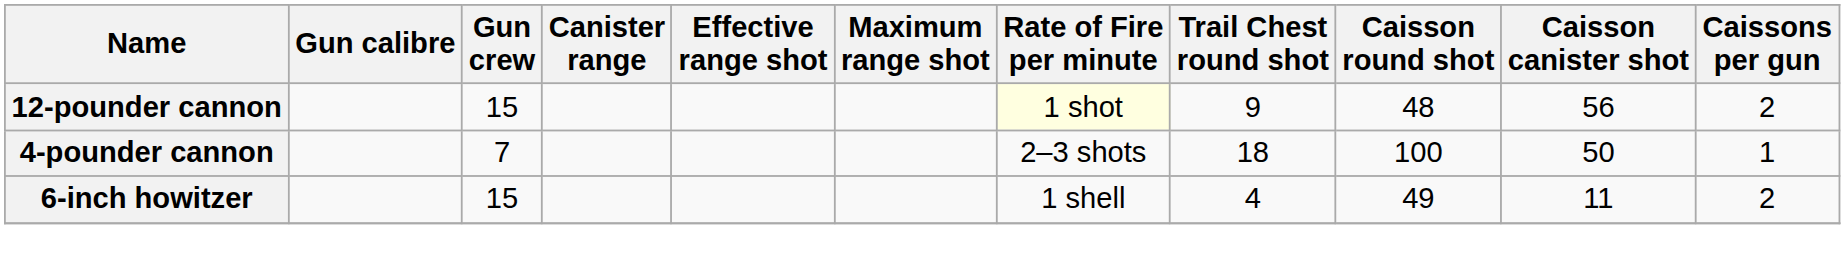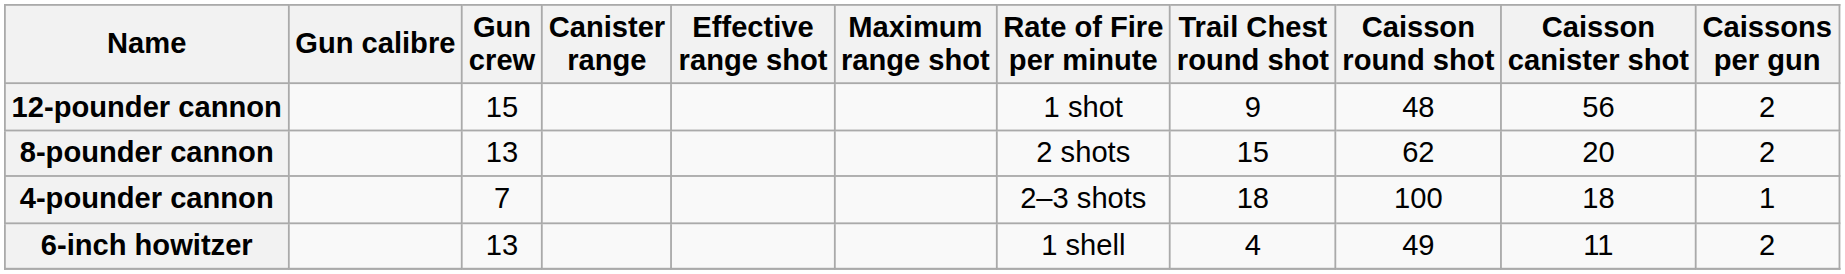(1083, 106) lightyellow background -> (1083, 106) no background
+ row: (147, 152)
(1598, 152) 50 -> (1598, 198) 18
(502, 198) 15 -> (502, 245) 13
